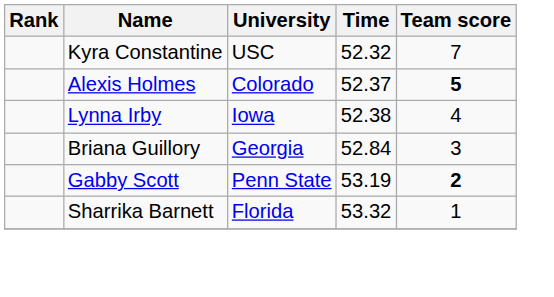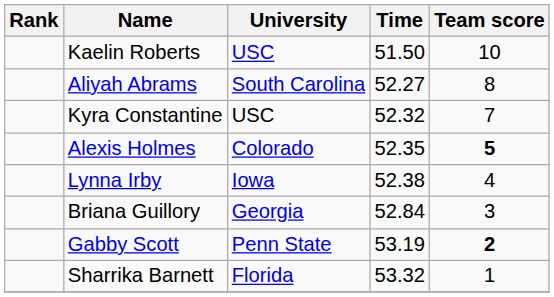+ row: (134, 52)
+ row: (132, 84)
(366, 84) 52.37 -> (400, 148) 52.35
